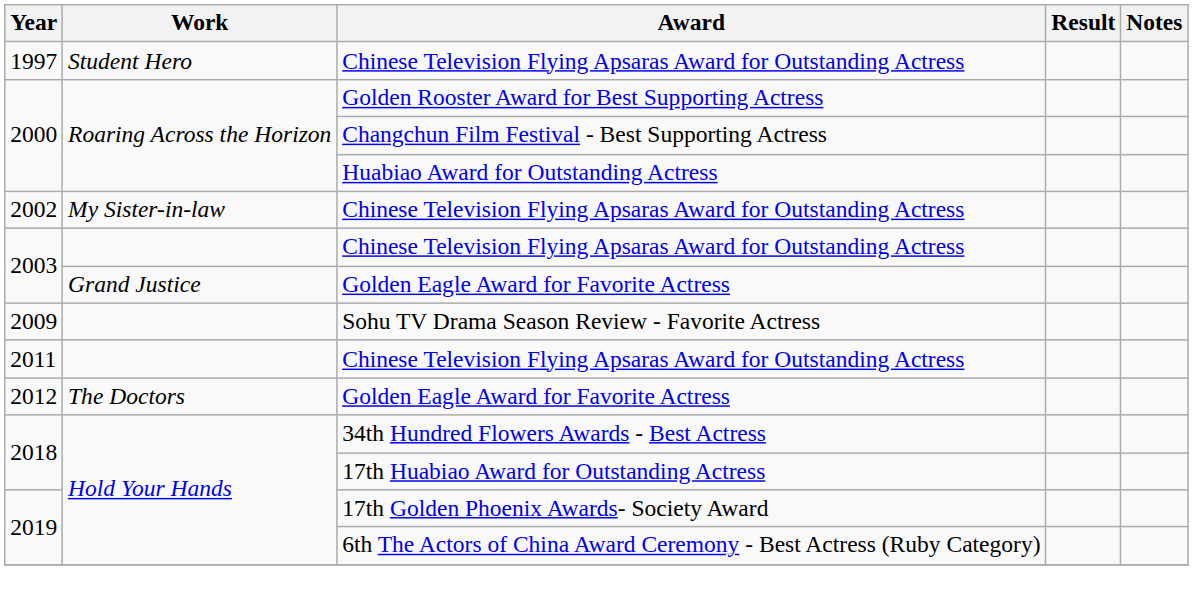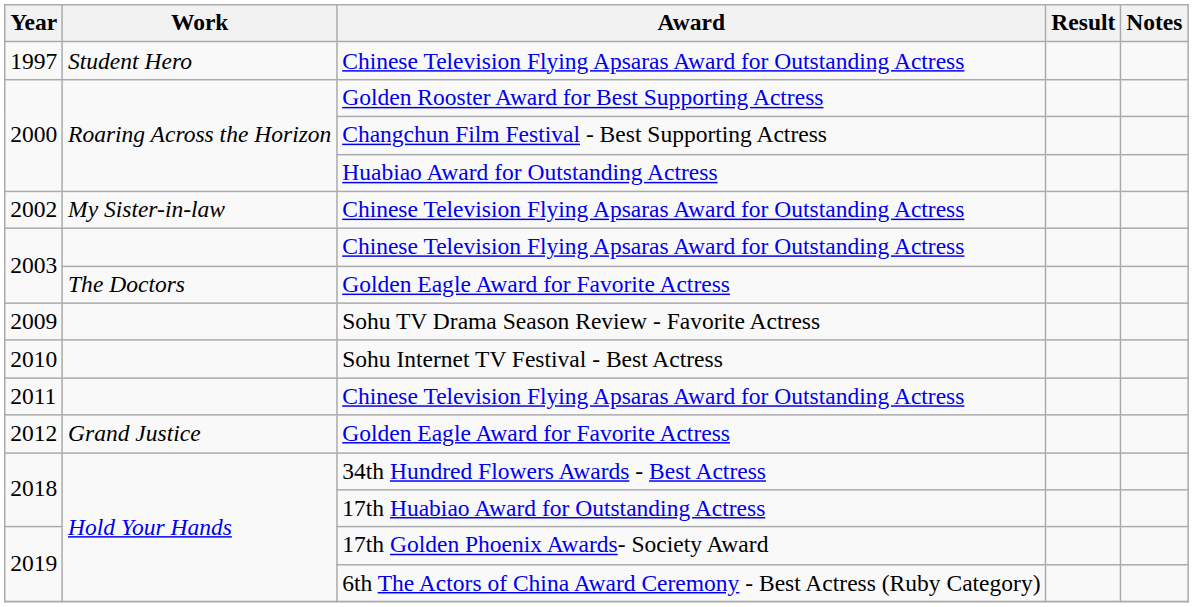(134, 284) Grand Justice -> (127, 284) The Doctors
+ row: (34, 358)
(127, 396) The Doctors -> (134, 433) Grand Justice
